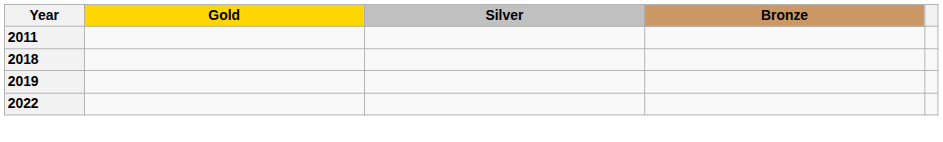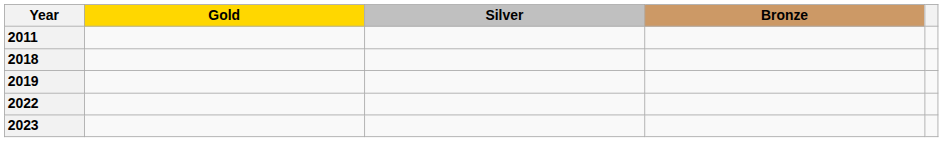+ row: (23, 125)
